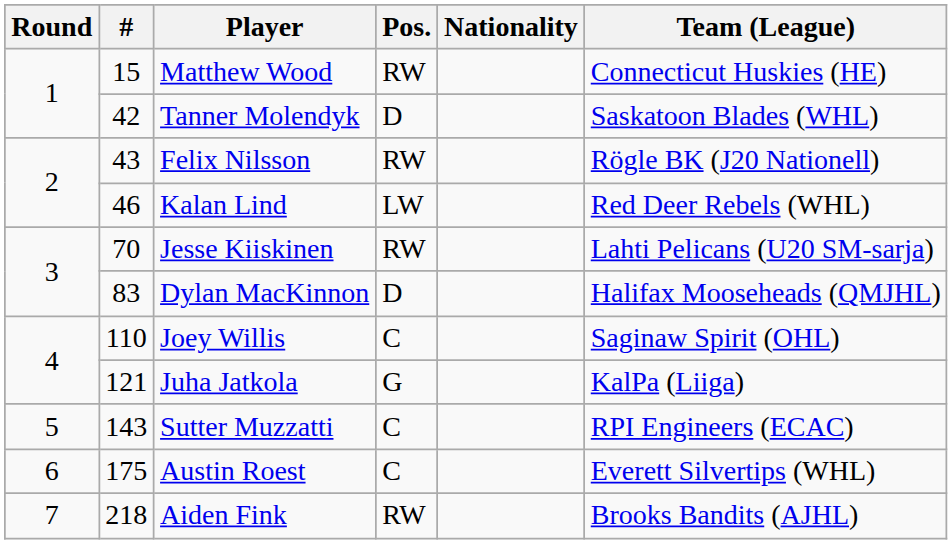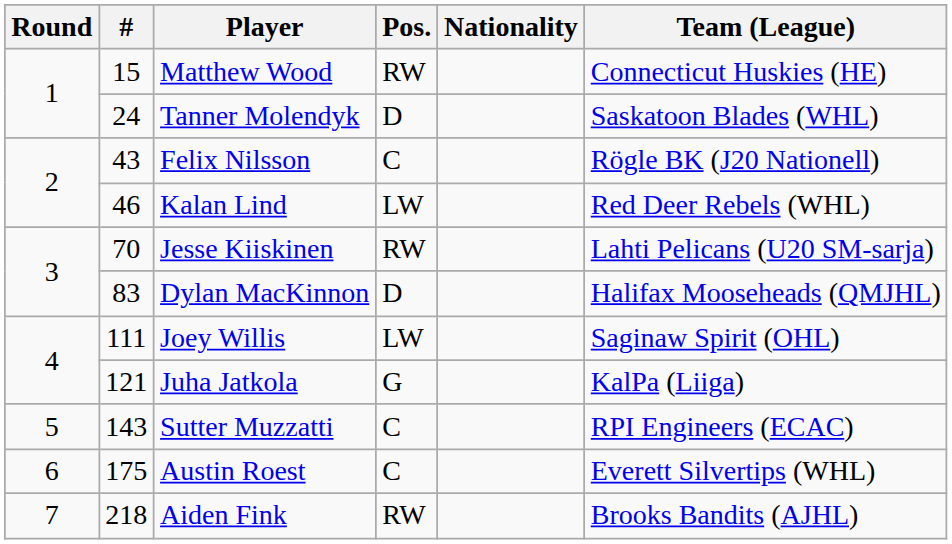(126, 115) 42 -> (126, 115) 24
(404, 159) RW -> (392, 159) C
(126, 337) 110 -> (126, 337) 111
(392, 337) C -> (403, 337) LW
